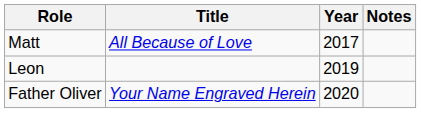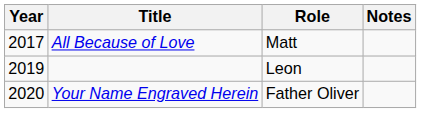columns swapped: (341, 17) <-> (55, 17)
